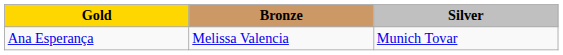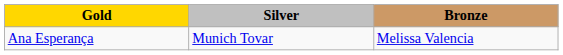columns swapped: (466, 15) <-> (281, 15)
